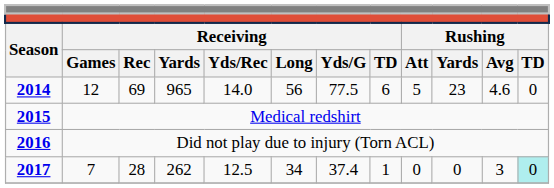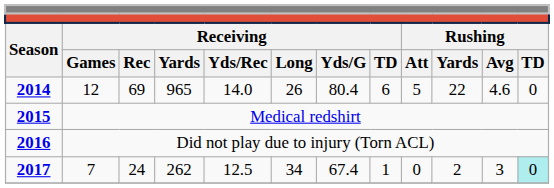(294, 89) 56 -> (294, 89) 26
(343, 89) 77.5 -> (343, 89) 80.4
(457, 89) 23 -> (457, 89) 22
(137, 169) 28 -> (137, 169) 24
(343, 169) 37.4 -> (343, 169) 67.4
(457, 169) 0 -> (457, 169) 2
